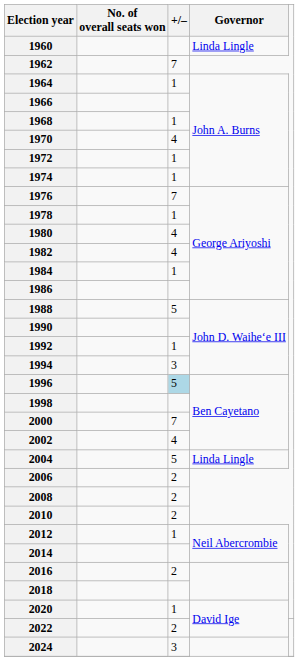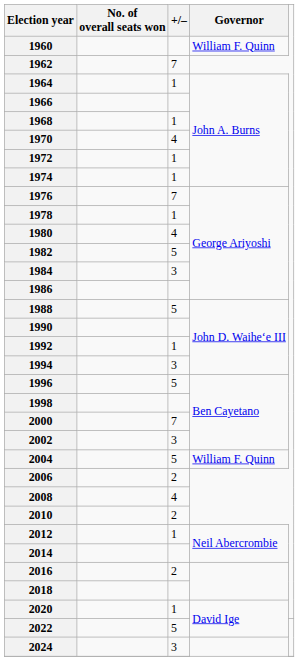(223, 45) Linda Lingle -> (234, 45) William F. Quinn
(174, 252) 4 -> (174, 252) 5
(174, 271) 1 -> (174, 271) 3
(174, 383) lightblue background -> (174, 383) no background
(174, 440) 4 -> (174, 440) 3
(223, 459) Linda Lingle -> (234, 459) William F. Quinn
(174, 496) 2 -> (174, 496) 4
(174, 628) 2 -> (174, 628) 5
